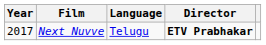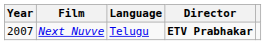(20, 31) 2017 -> (20, 31) 2007
